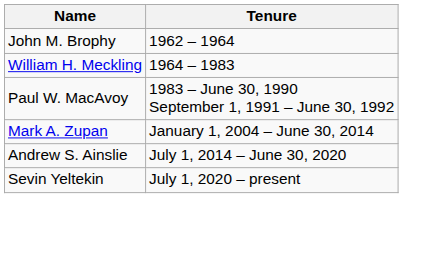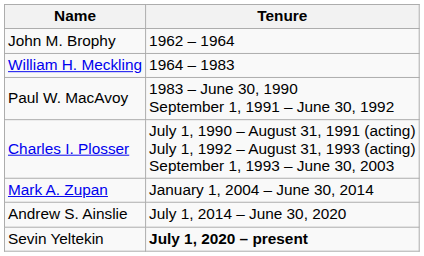+ row: (69, 148)
(225, 180) normal -> (229, 239) bold
